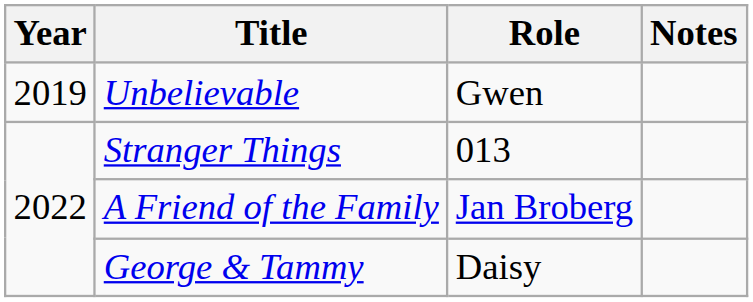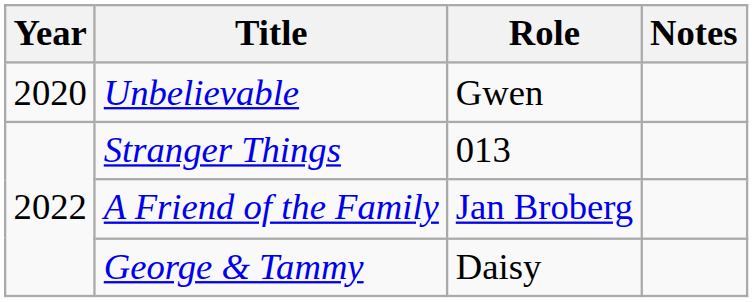(50, 91) 2019 -> (50, 91) 2020
